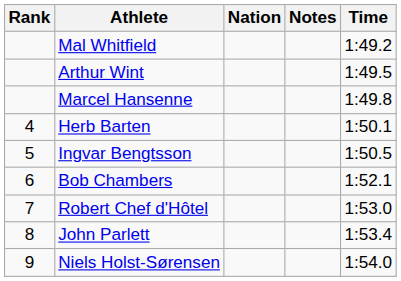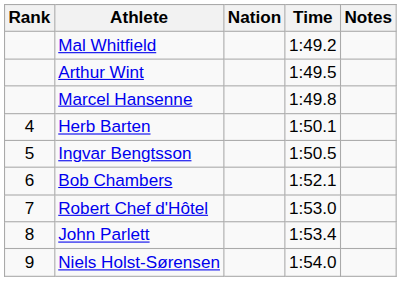columns swapped: (368, 18) <-> (313, 18)
